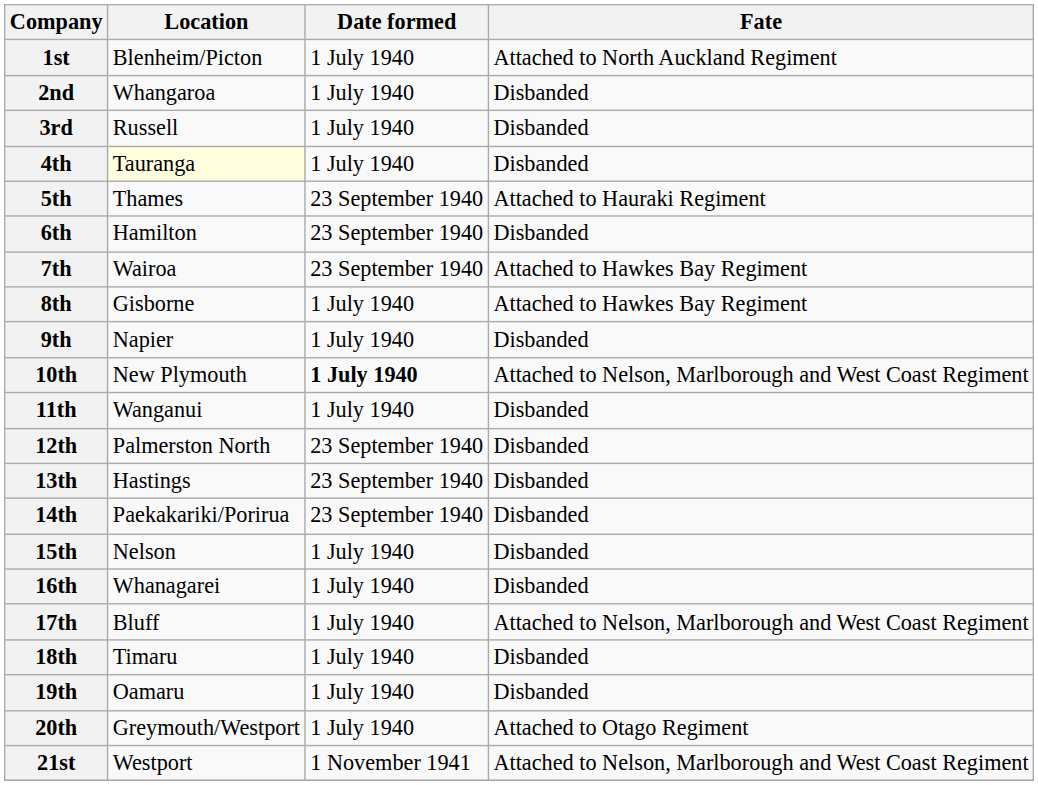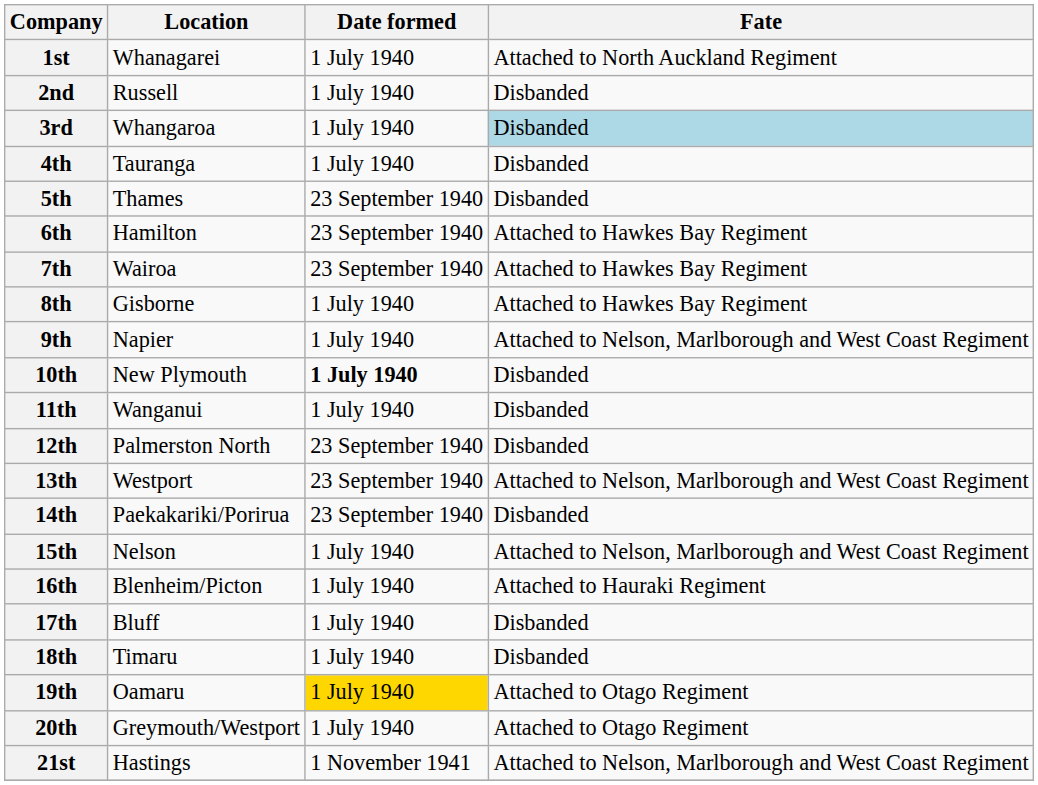(188, 57) Blenheim/Picton -> (166, 57) Whanagarei
(164, 92) Whangaroa -> (146, 92) Russell
(146, 127) Russell -> (164, 127) Whangaroa
(541, 127) no background -> (541, 127) lightblue background
(154, 163) lightyellow background -> (154, 163) no background
(630, 198) Attached to Hauraki Regiment -> (541, 198) Disbanded
(541, 233) Disbanded -> (650, 233) Attached to Hawkes Bay Regiment
(541, 339) Disbanded -> (761, 339) Attached to Nelson, Marlborough and West Coast Regiment
(761, 374) Attached to Nelson, Marlborough and West Coast Regiment -> (541, 374) Disbanded
(152, 480) Hastings -> (153, 480) Westport
(541, 480) Disbanded -> (761, 480) Attached to Nelson, Marlborough and West Coast Regiment
(541, 551) Disbanded -> (761, 551) Attached to Nelson, Marlborough and West Coast Regiment
(166, 586) Whanagarei -> (188, 586) Blenheim/Picton
(541, 586) Disbanded -> (630, 586) Attached to Hauraki Regiment
(761, 621) Attached to Nelson, Marlborough and West Coast Regiment -> (541, 621) Disbanded
(362, 692) no background -> (362, 692) gold background
(541, 692) Disbanded -> (621, 692) Attached to Otago Regiment
(153, 762) Westport -> (152, 762) Hastings
